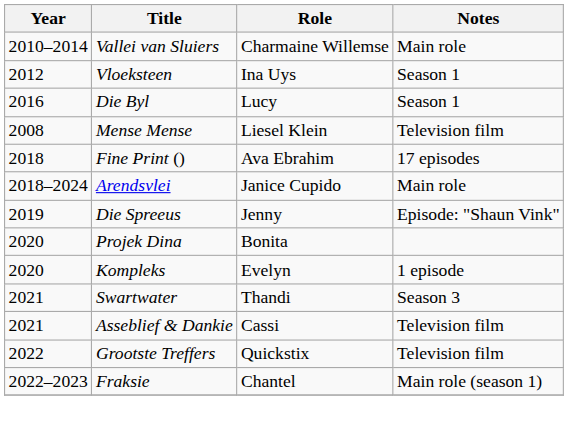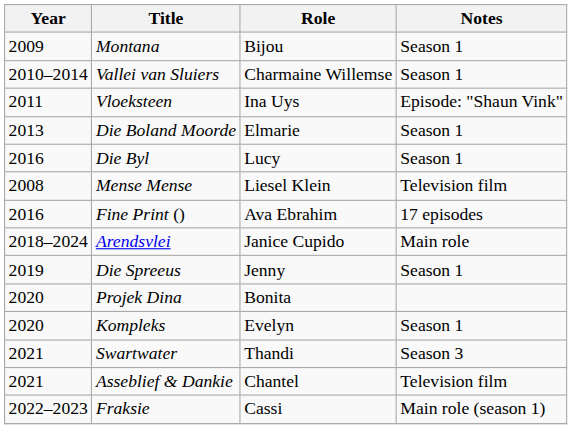+ row: (128, 46)
(432, 46) Main role -> (432, 74) Season 1
(26, 74) 2012 -> (26, 102) 2011
(429, 74) Season 1 -> (482, 102) Episode: "Shaun Vink"
+ row: (166, 130)
(26, 158) 2018 -> (26, 213) 2016
(478, 213) Episode: "Shaun Vink" -> (432, 269) Season 1
(431, 269) 1 episode -> (432, 325) Season 1
(260, 325) Cassi -> (272, 381) Chantel
- row: (156, 353)
(268, 381) Chantel -> (263, 409) Cassi
